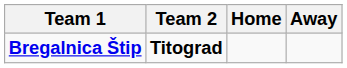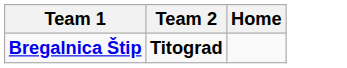- column: (314, 18)
